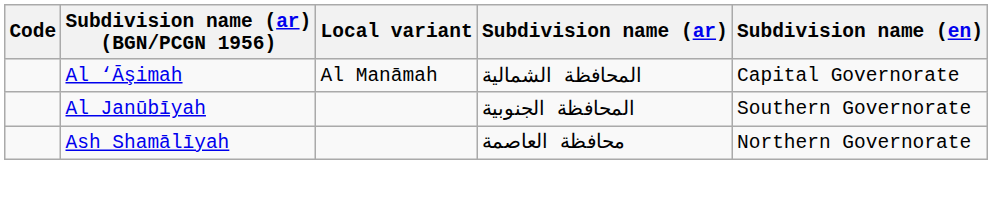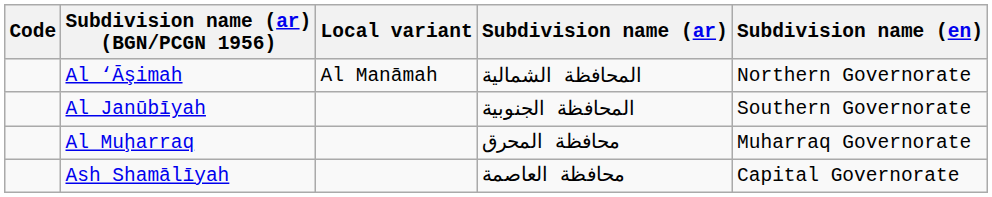(848, 76) Capital Governorate -> (854, 76) Northern Governorate
+ row: (130, 142)
(854, 142) Northern Governorate -> (848, 176) Capital Governorate
